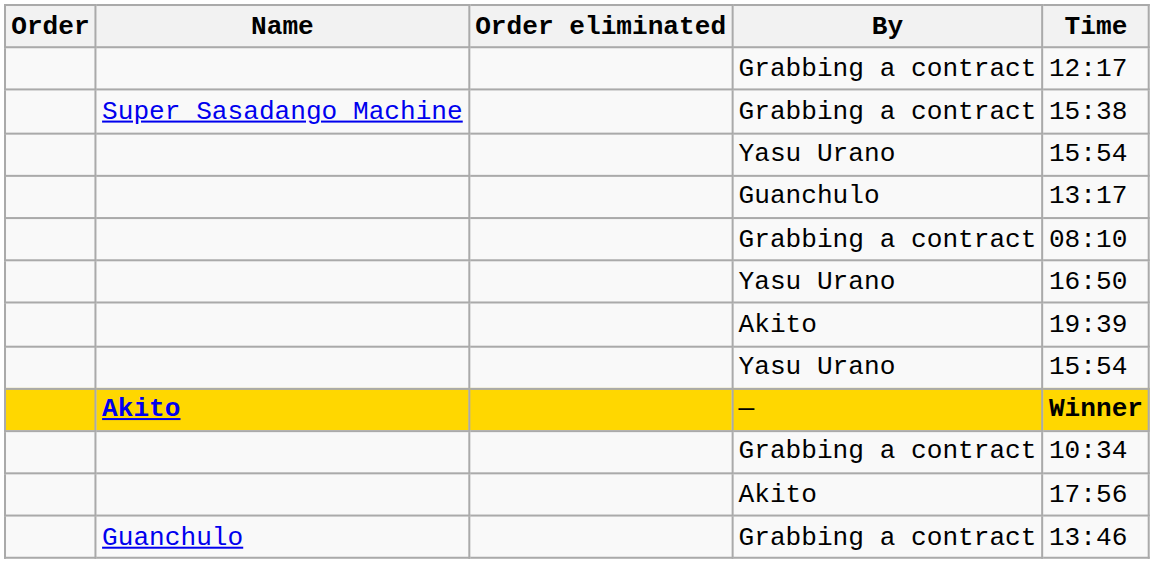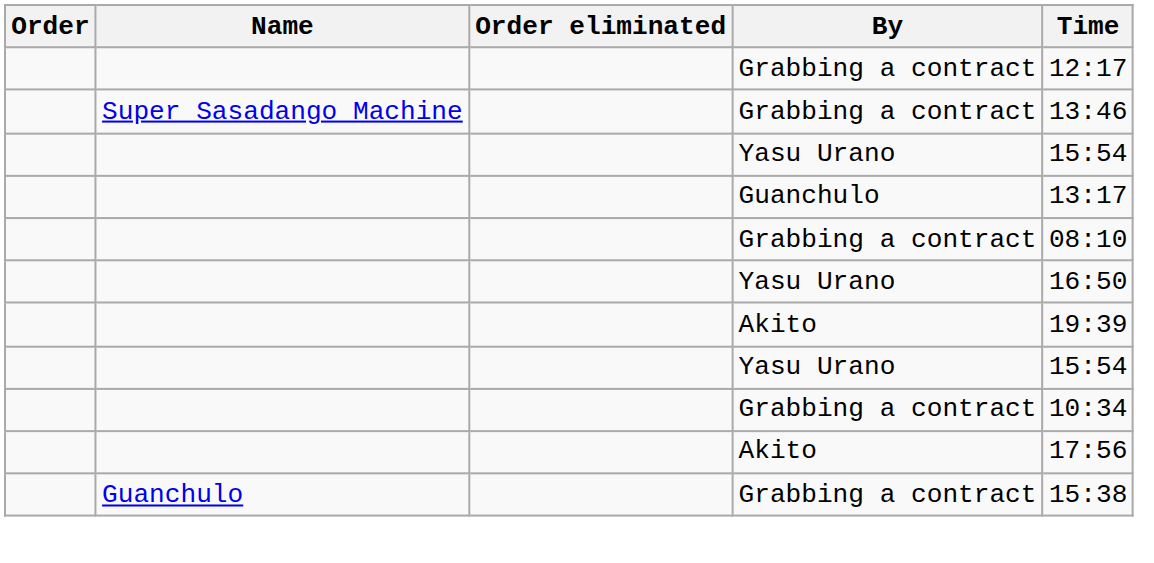(1088, 111) 15:38 -> (1088, 111) 13:46
- row: (141, 410)
(1088, 537) 13:46 -> (1088, 495) 15:38
